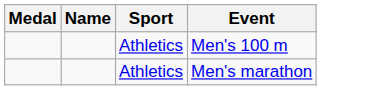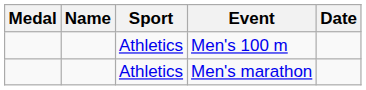+ column: (339, 18)
